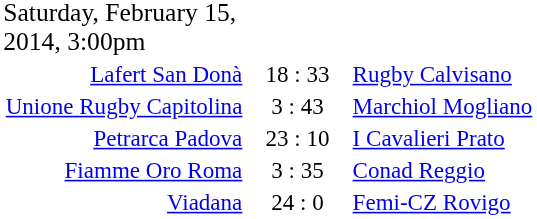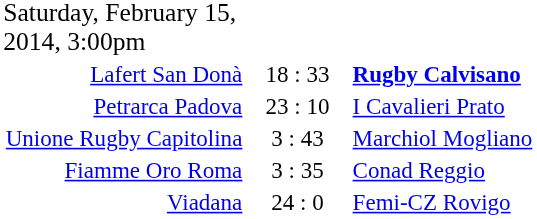(432, 74) normal -> (437, 74) bold
rows swapped: (168, 138) <-> (124, 106)
